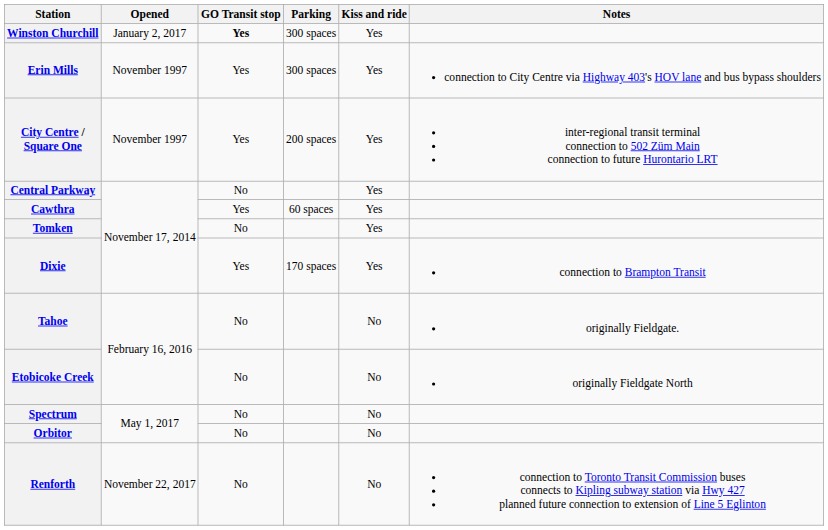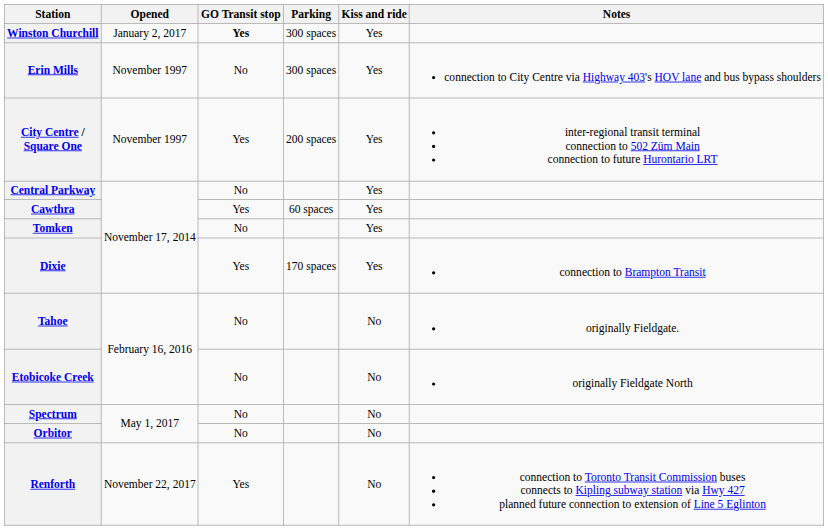(241, 70) Yes -> (241, 70) No
(241, 484) No -> (241, 484) Yes
